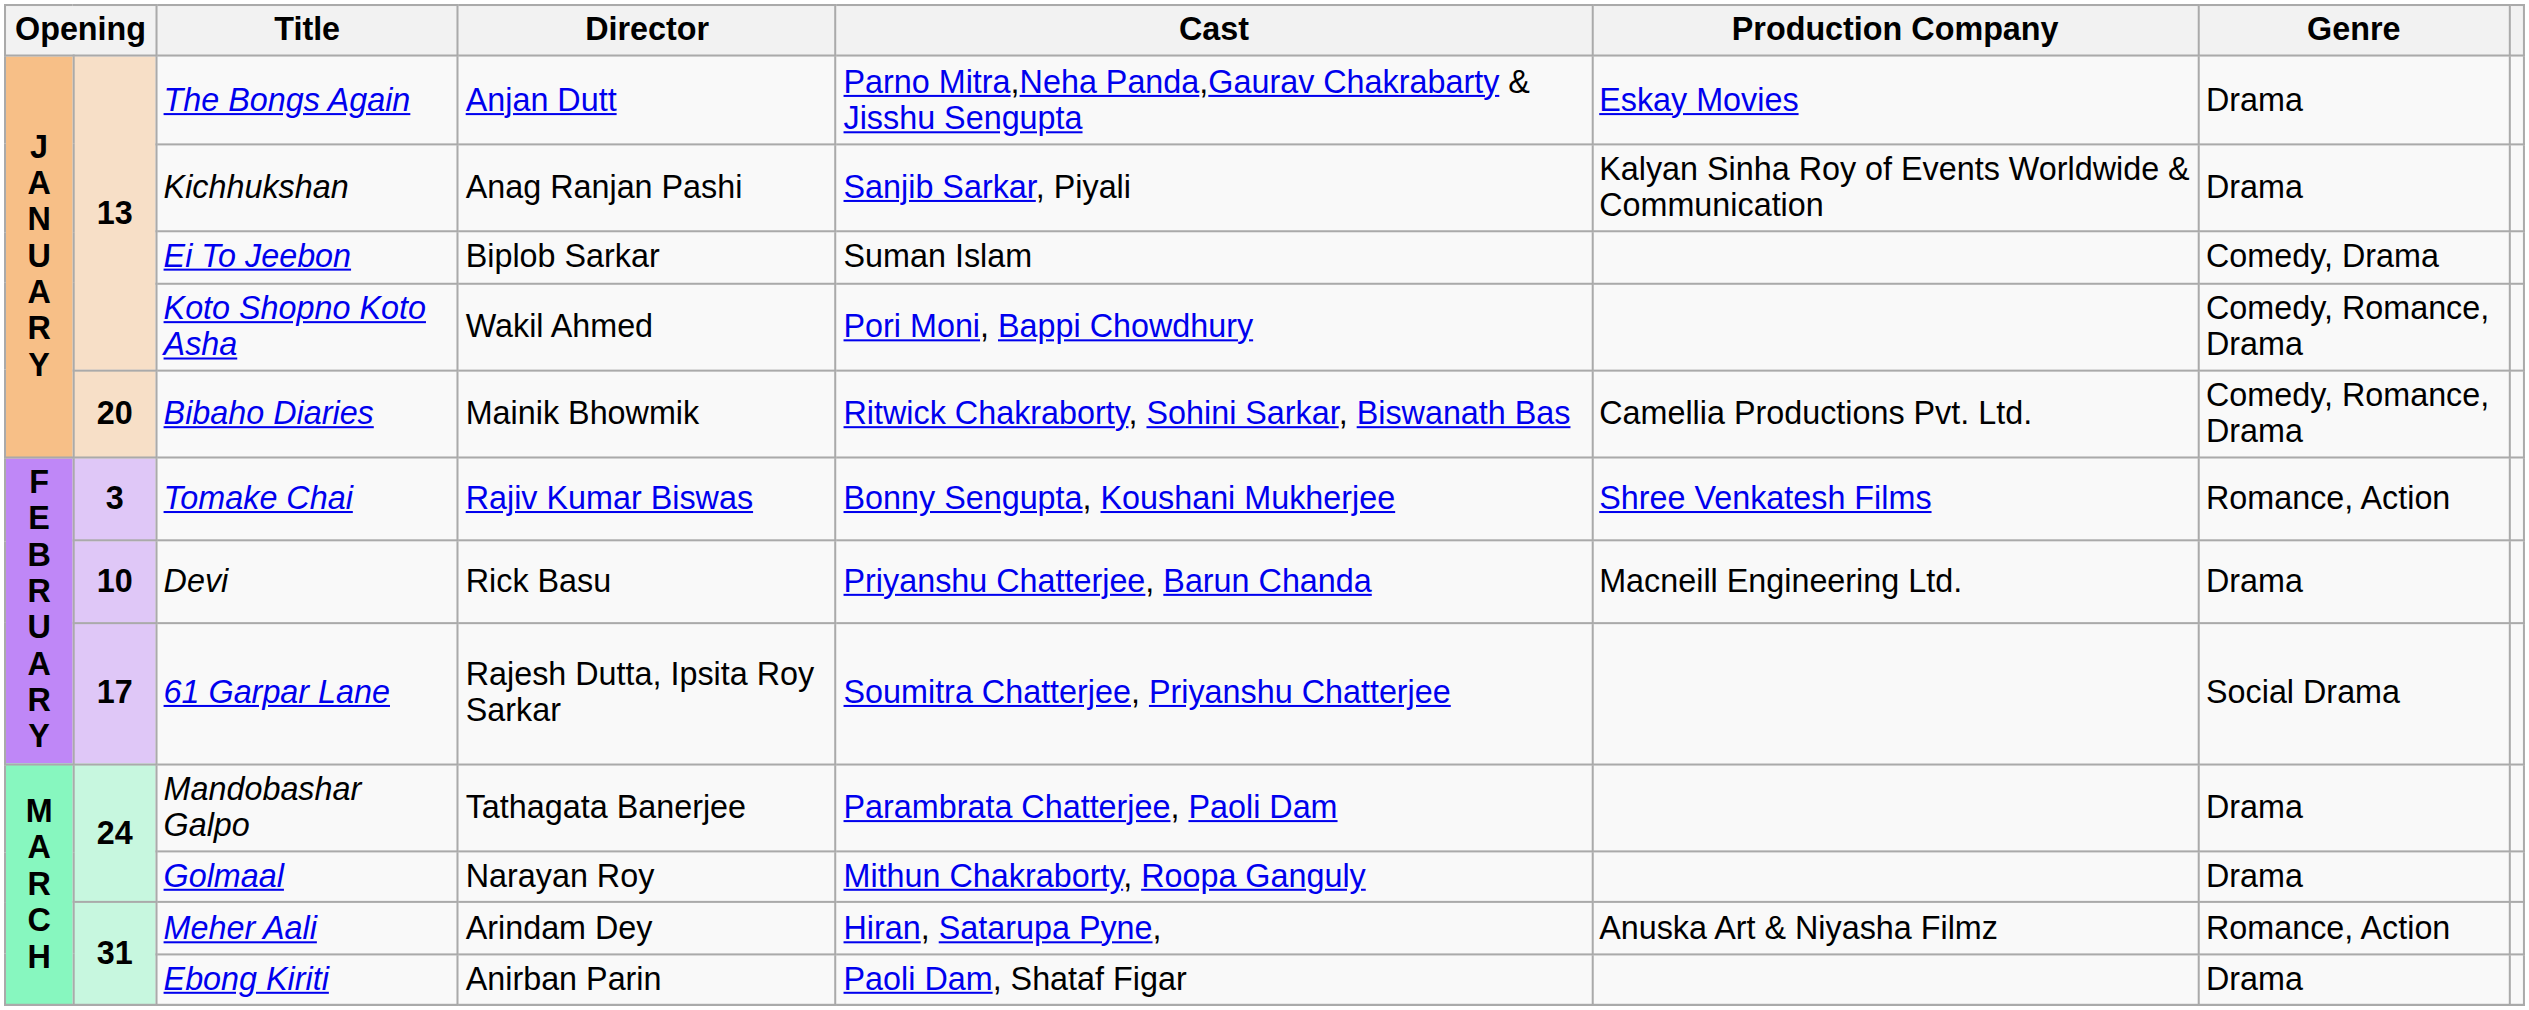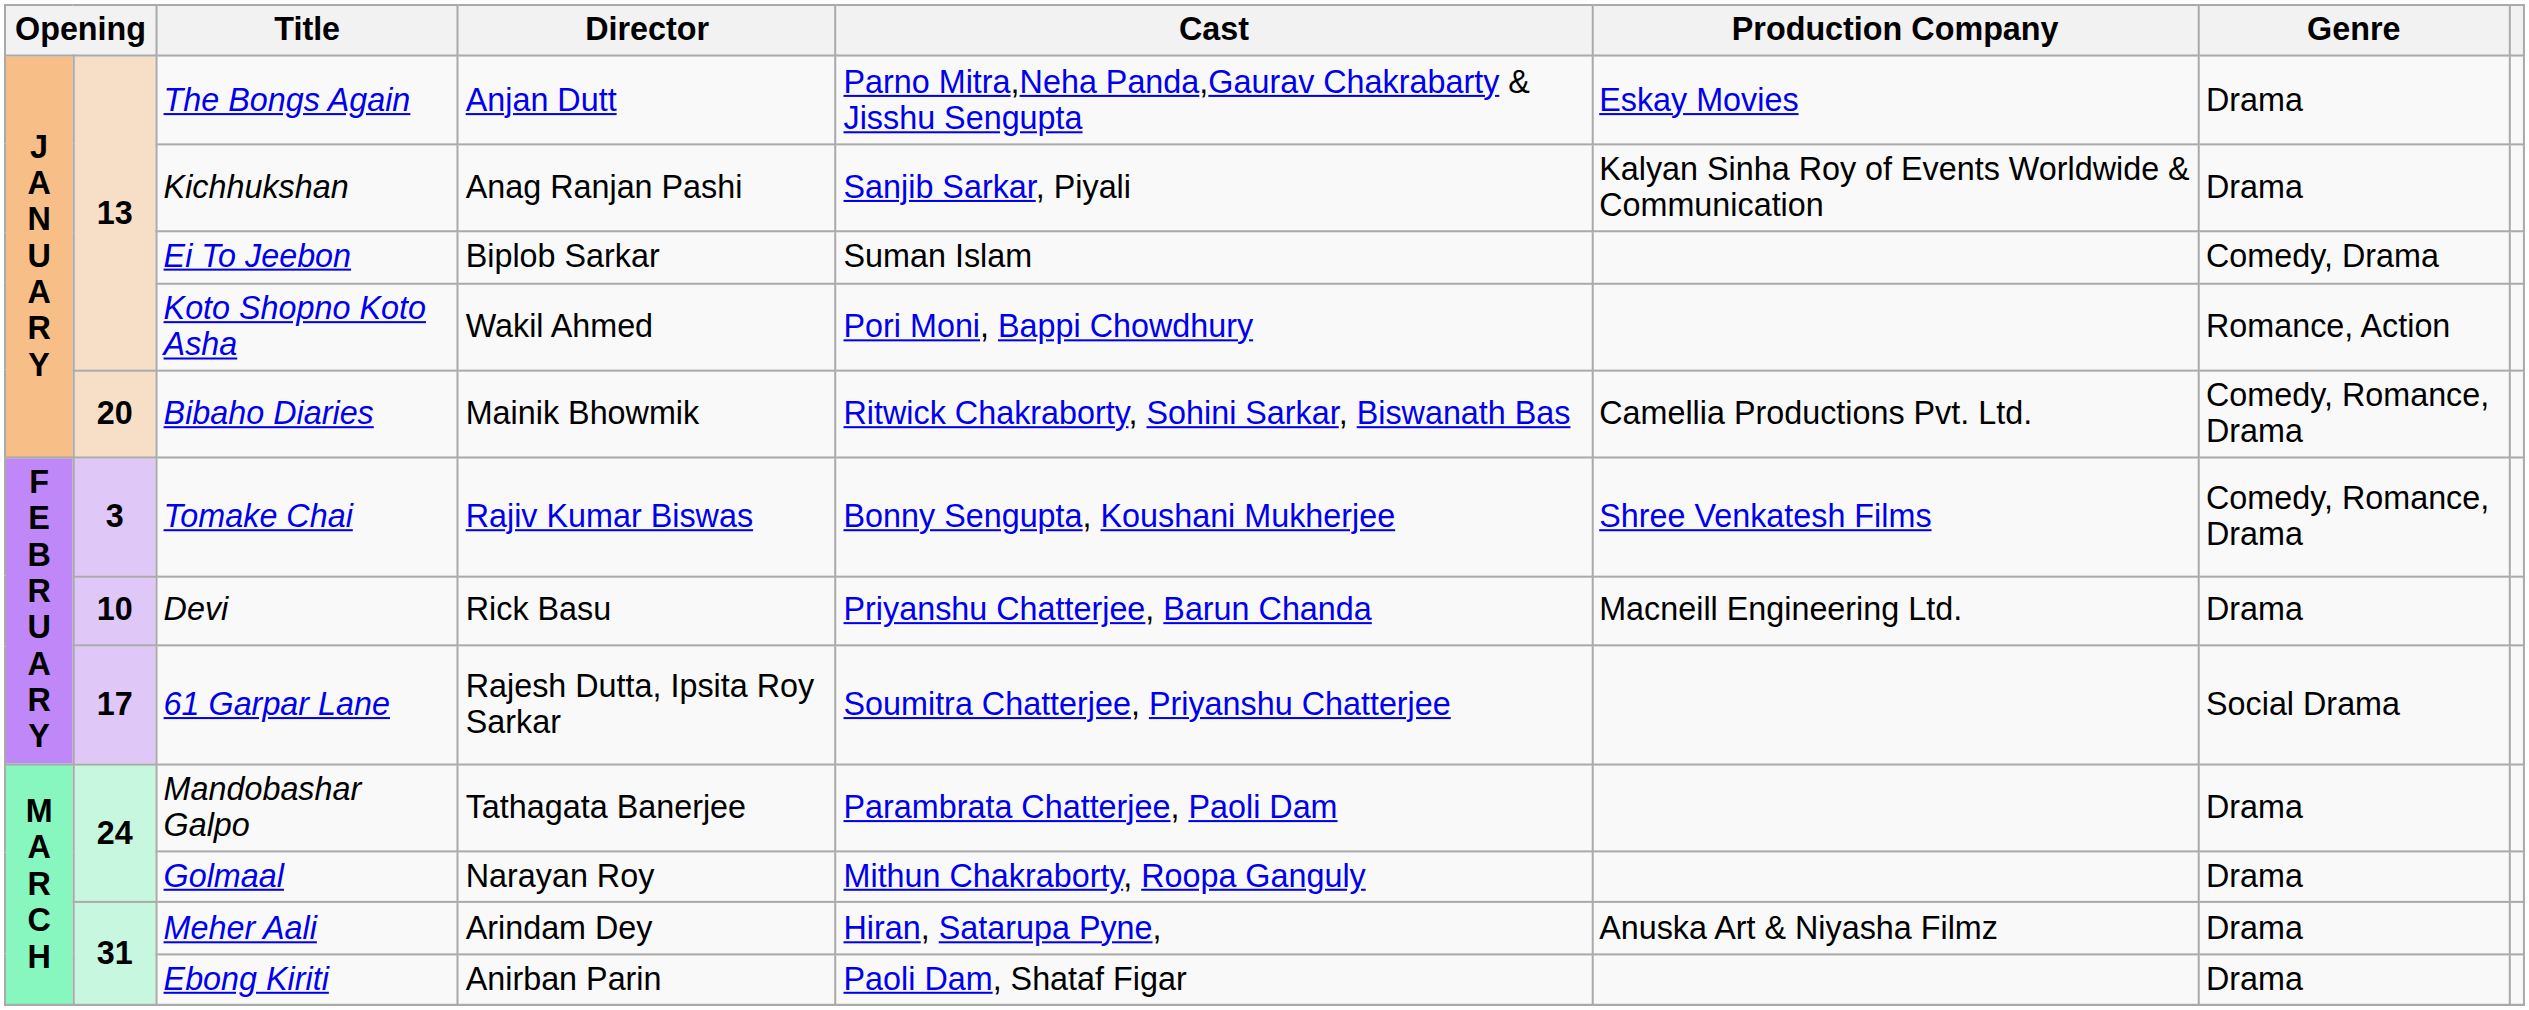(2348, 326) Comedy, Romance, Drama -> (2328, 326) Romance, Action
(2328, 498) Romance, Action -> (2348, 516) Comedy, Romance, Drama
(2328, 927) Romance, Action -> (2255, 927) Drama
